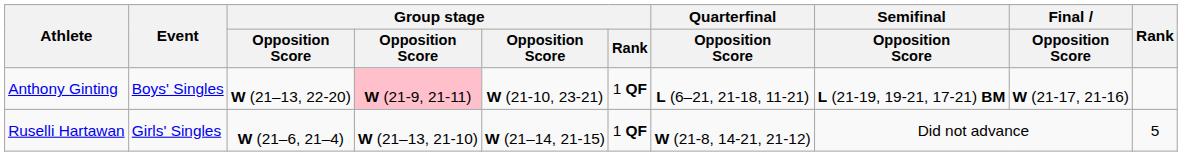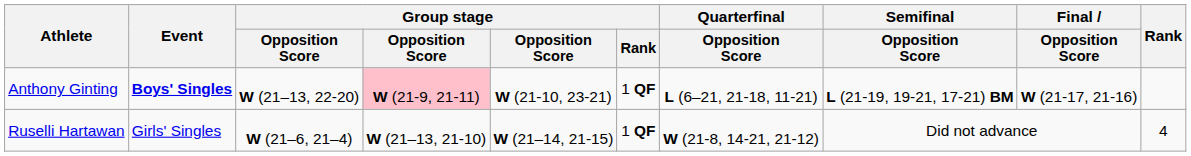(178, 89) normal -> (182, 89) bold
(1155, 130) 5 -> (1163, 130) 4
